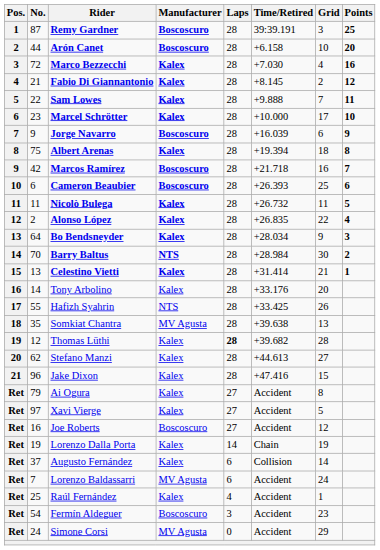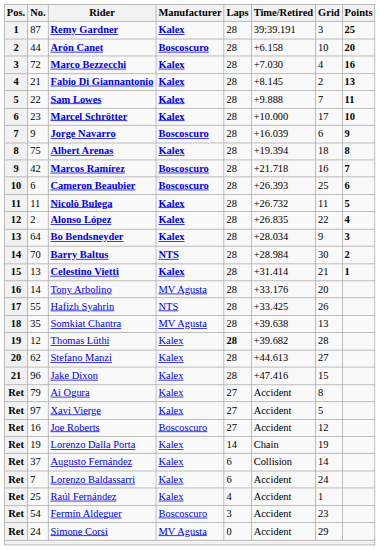(184, 30) Boscoscuro -> (172, 30) Kalex
(350, 81) 12 -> (350, 81) 13
(171, 289) Kalex -> (183, 289) MV Agusta
(183, 479) MV Agusta -> (171, 479) Kalex
